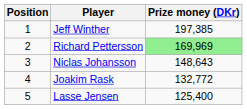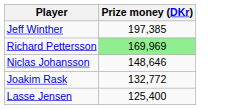- column: (28, 12)
(194, 63) 148,643 -> (147, 63) 148,646
